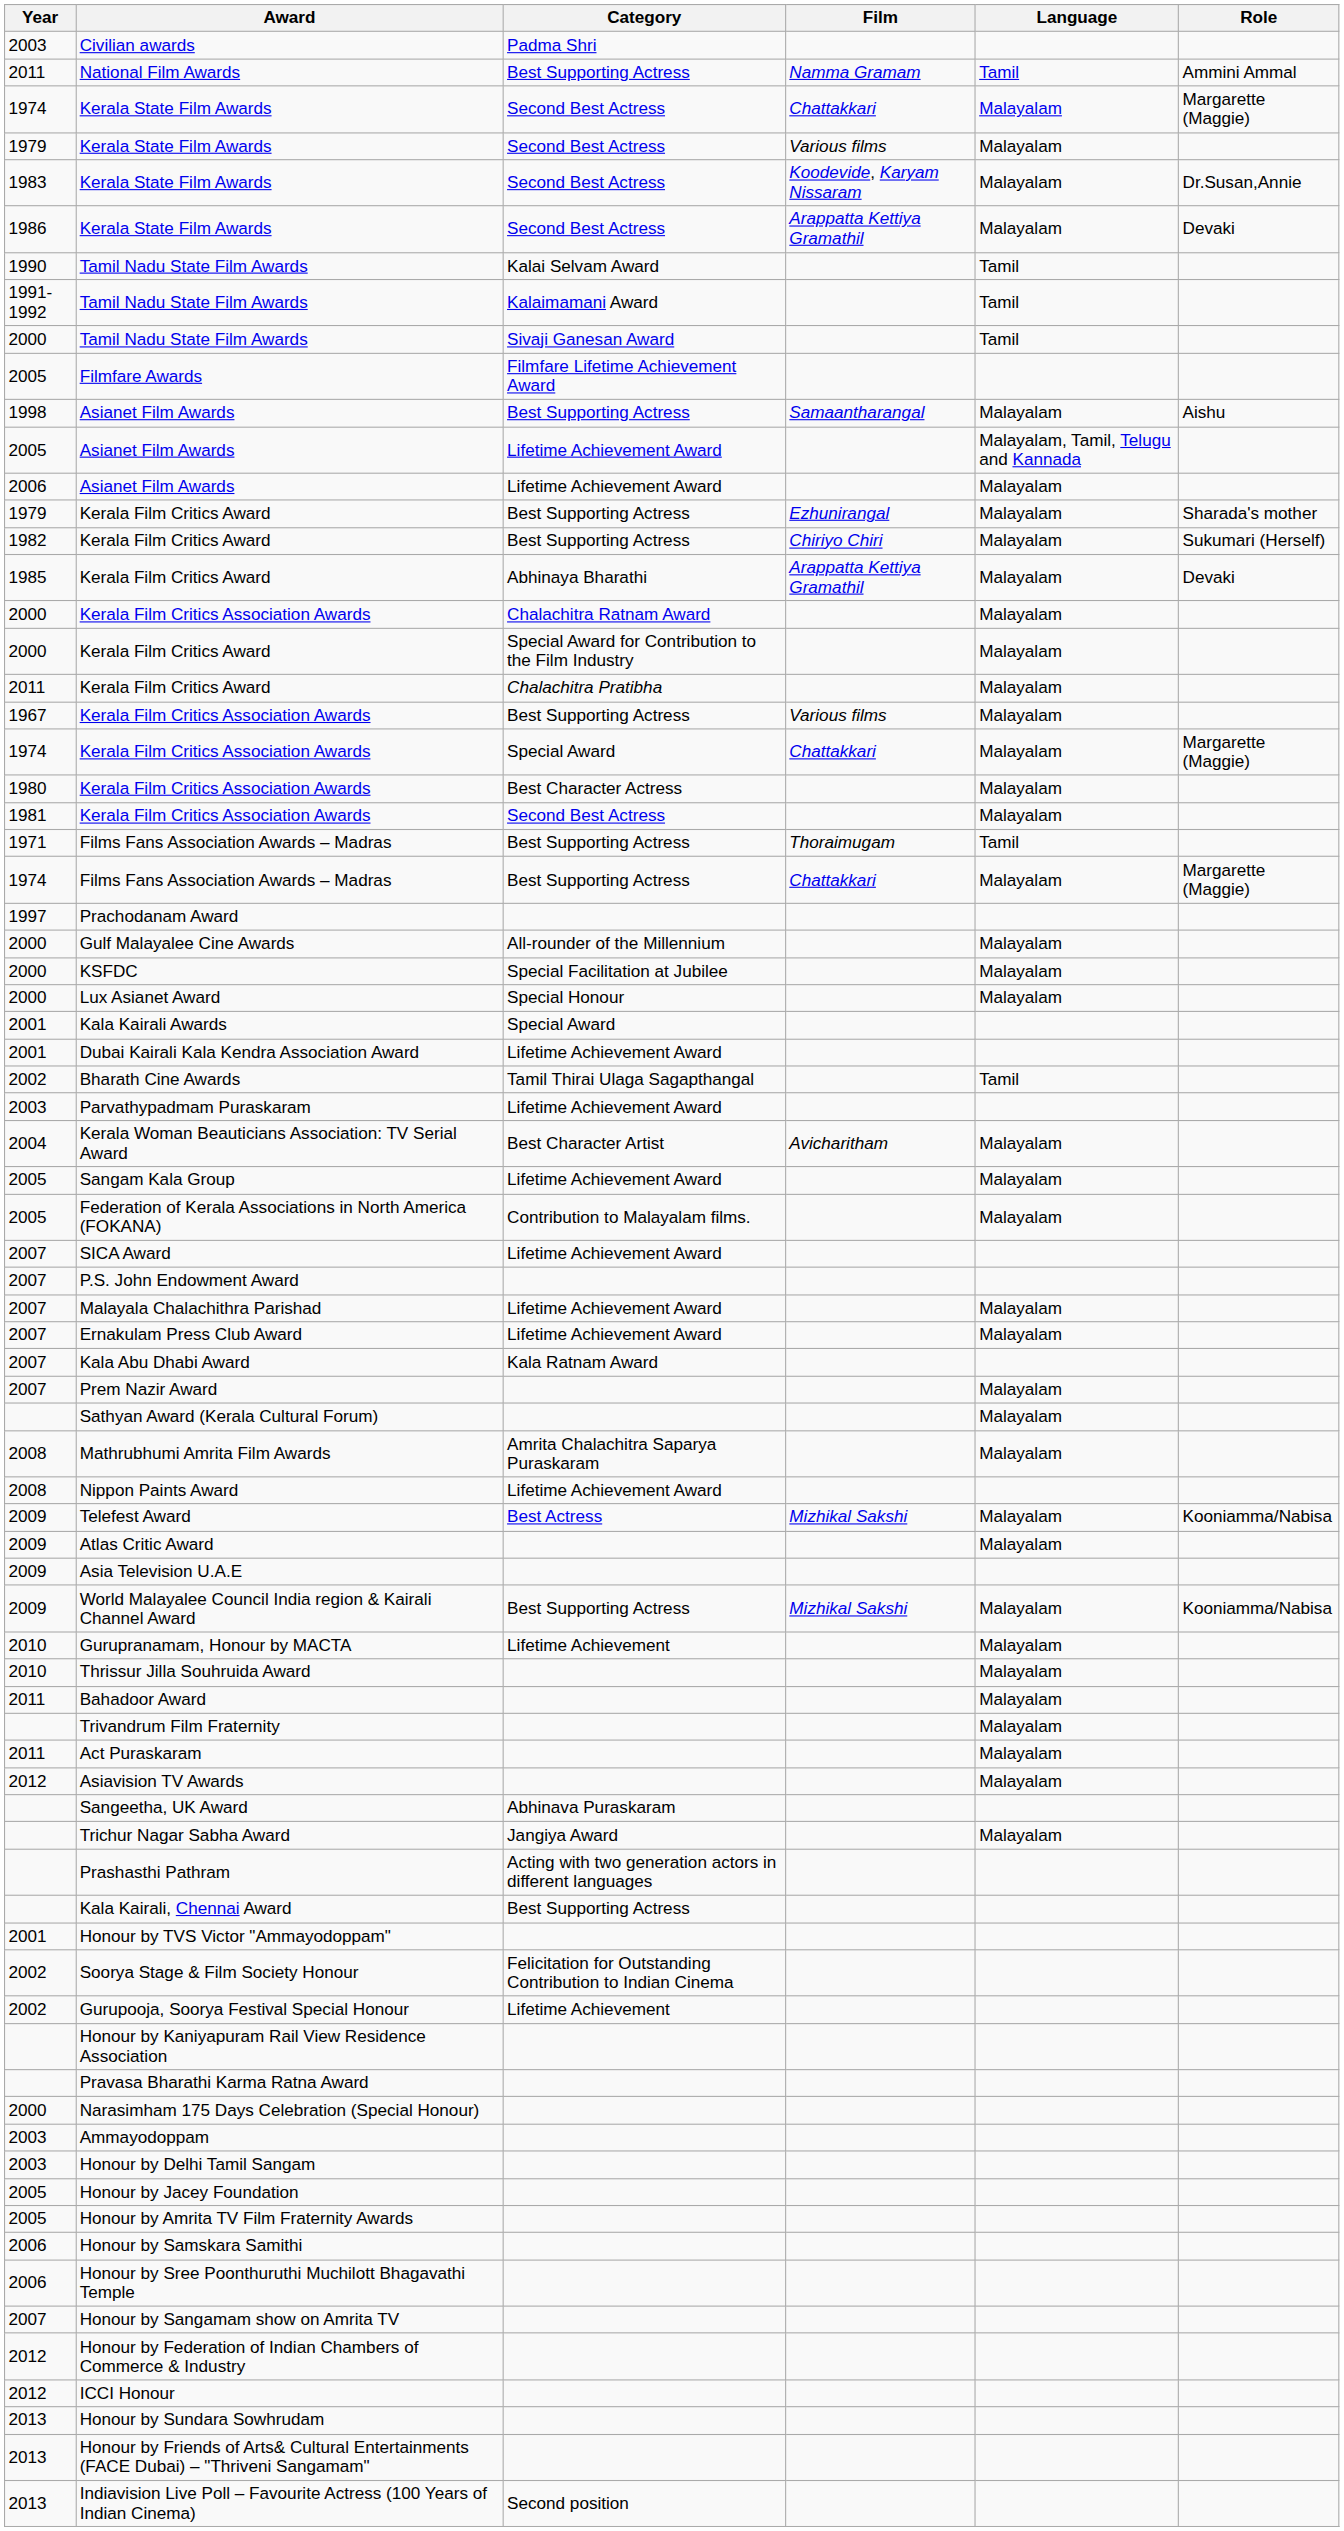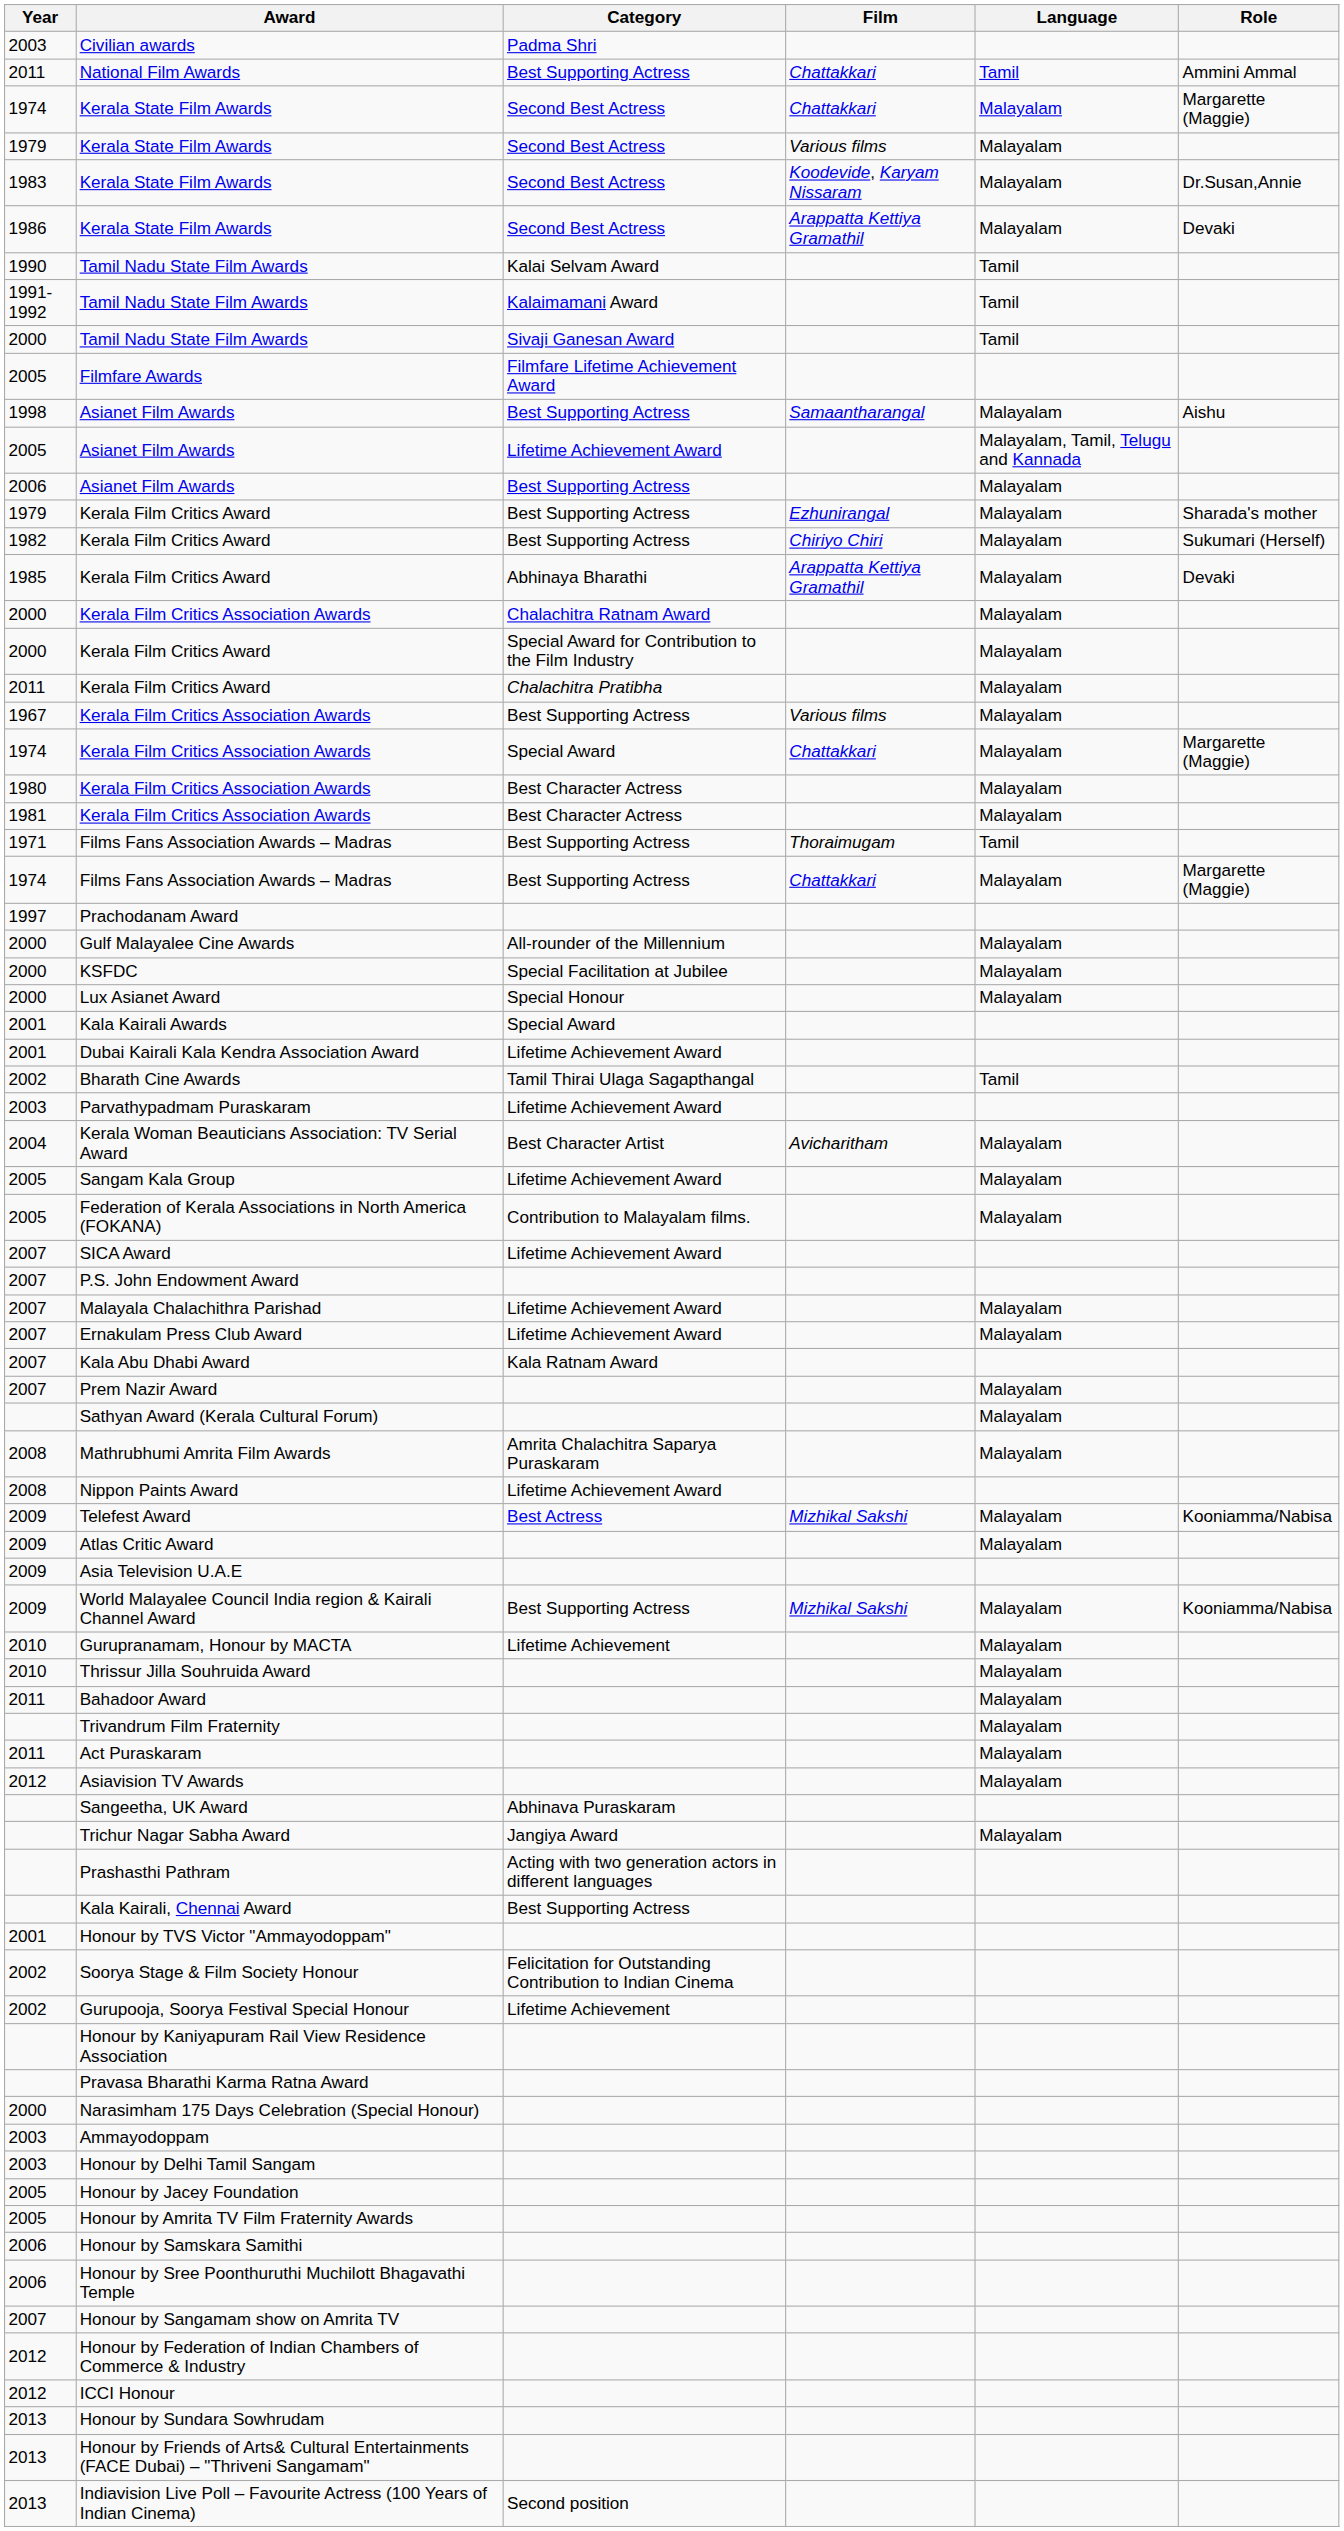(855, 72) Namma Gramam -> (833, 72) Chattakkari
(614, 486) Lifetime Achievement Award -> (598, 486) Best Supporting Actress
(586, 815) Second Best Actress -> (595, 815) Best Character Actress
